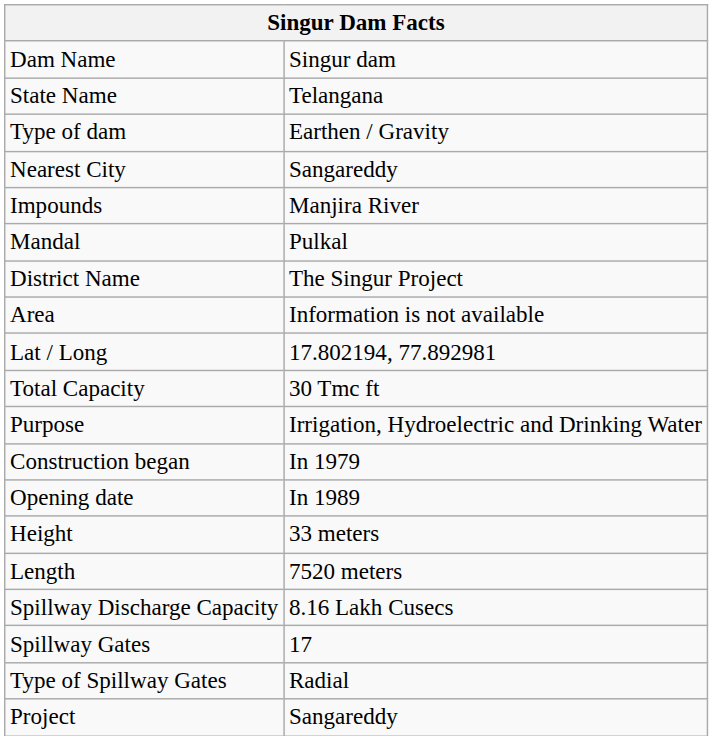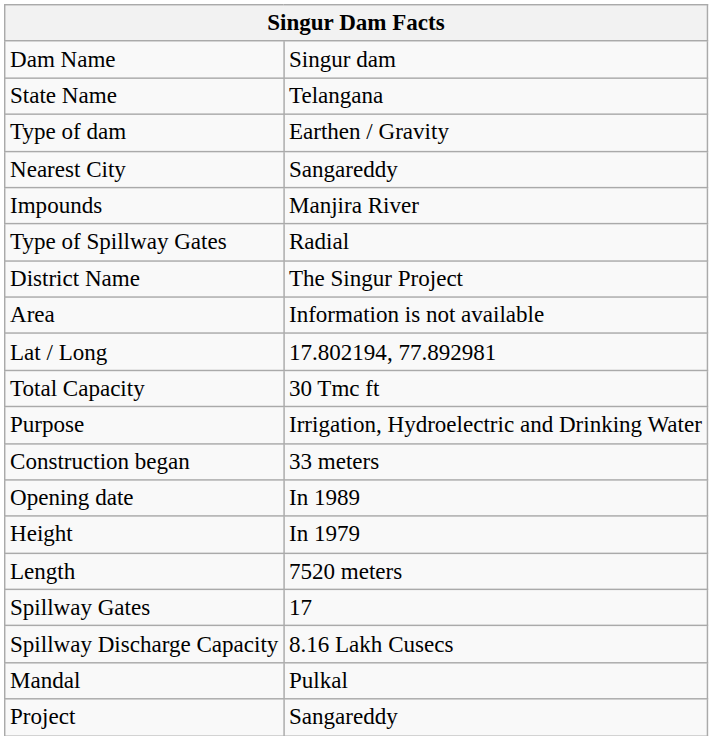rows swapped: (45, 242) <-> (118, 680)
(324, 461) In 1979 -> (334, 461) 33 meters
(334, 534) 33 meters -> (324, 534) In 1979
rows swapped: (80, 643) <-> (144, 607)
